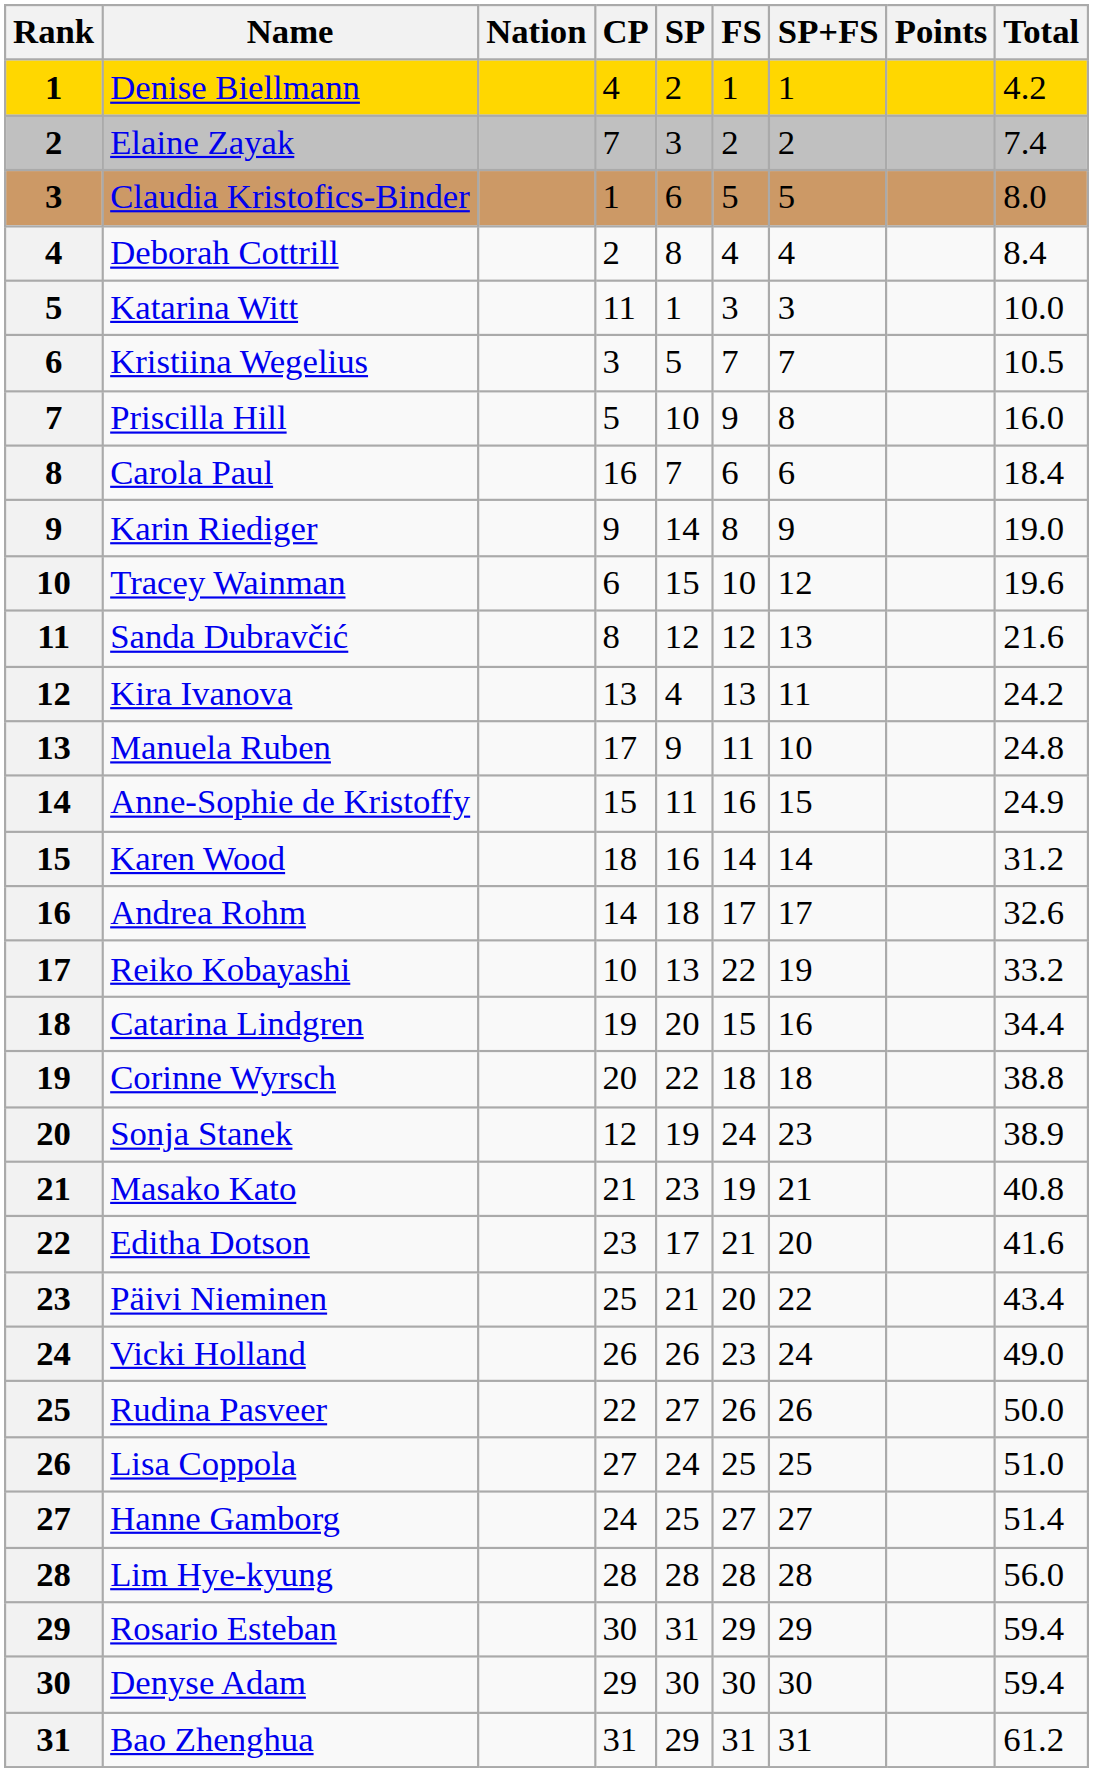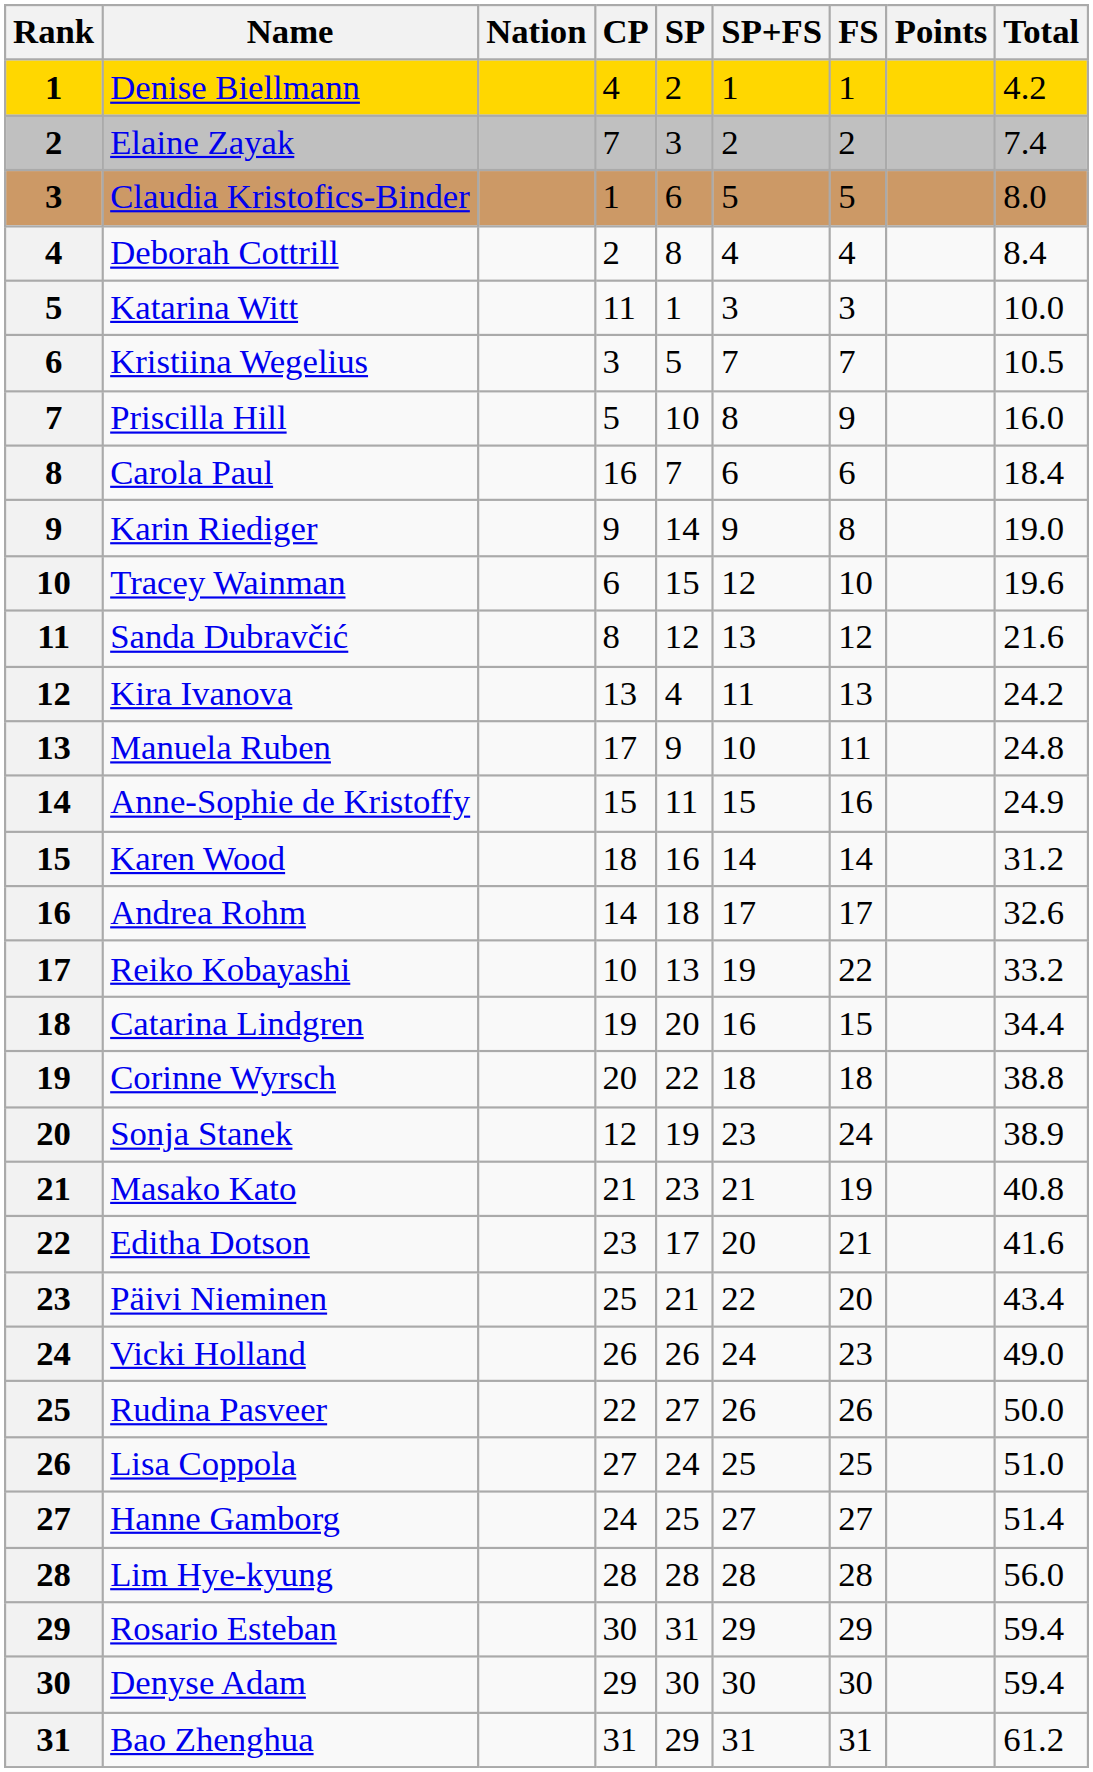columns swapped: (742, 32) <-> (828, 32)
